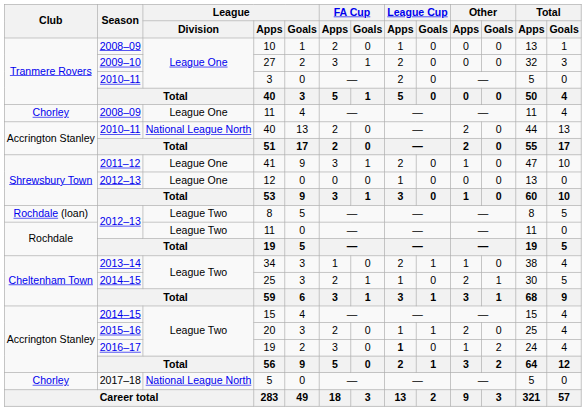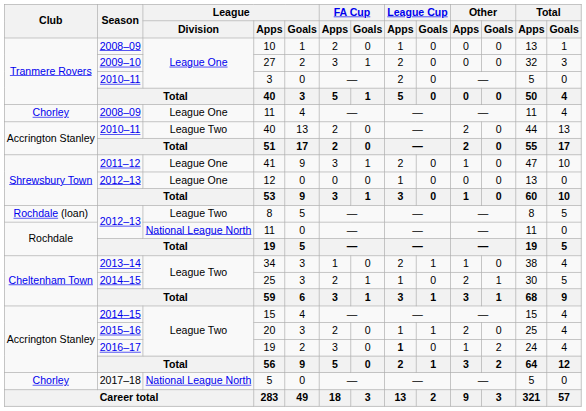(198, 130) National League North -> (198, 130) League Two
(198, 230) League Two -> (198, 230) National League North
